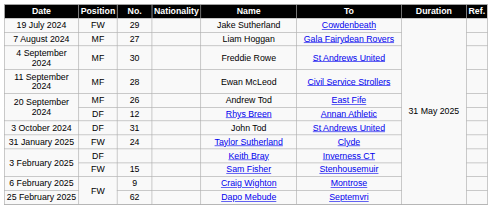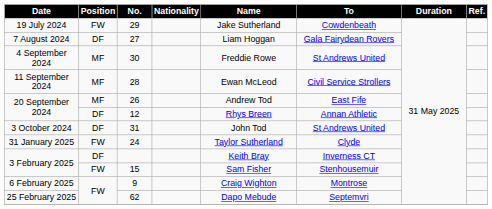(98, 39) MF -> (98, 39) DF
